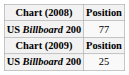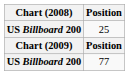rows swapped: (104, 62) <-> (104, 29)
